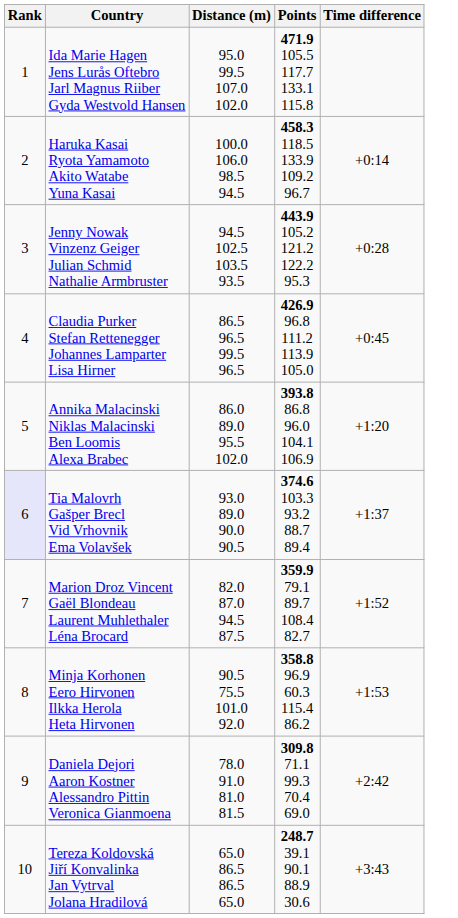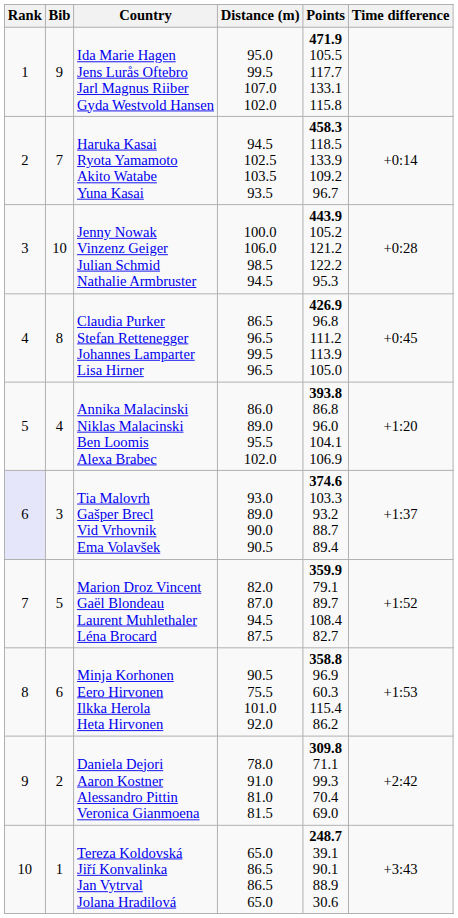+ column: (59, 16)
(232, 168) 100.0 106.0 98.5 94.5 -> (260, 168) 94.5 102.5 103.5 93.5
(232, 257) 94.5 102.5 103.5 93.5 -> (260, 257) 100.0 106.0 98.5 94.5
